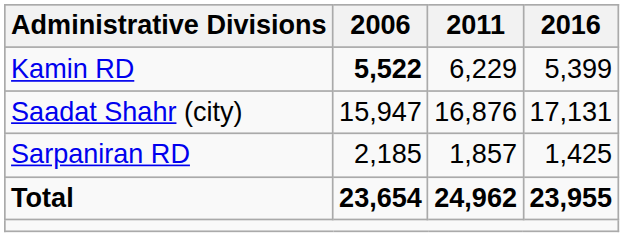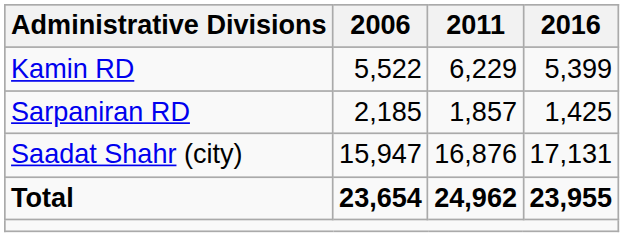(388, 68) bold -> (388, 68) normal
rows swapped: (101, 154) <-> (127, 111)
